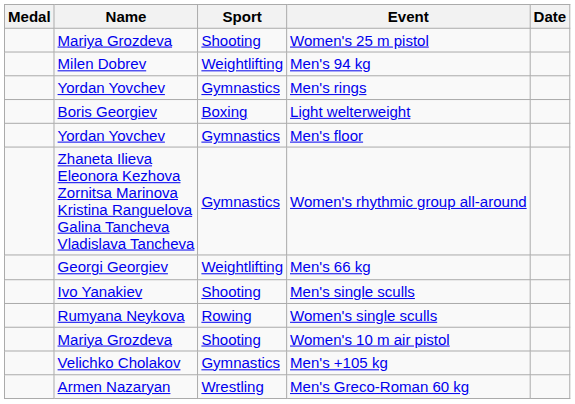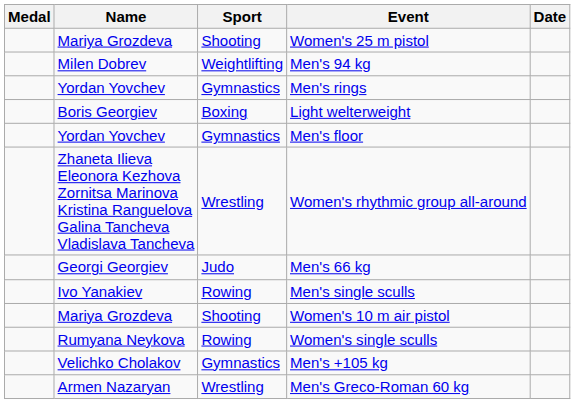(241, 202) Gymnastics -> (233, 202) Wrestling
(242, 267) Weightlifting -> (218, 267) Judo
(231, 291) Shooting -> (226, 291) Rowing
rows swapped: (364, 315) <-> (370, 339)
